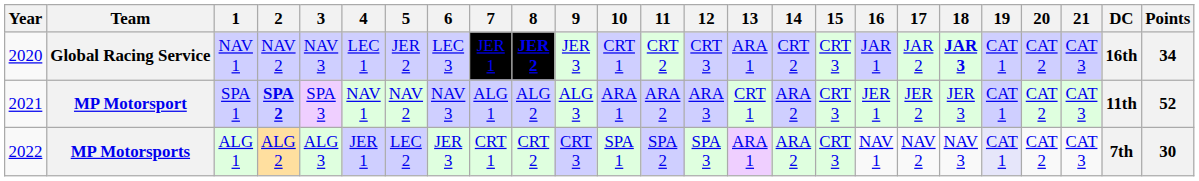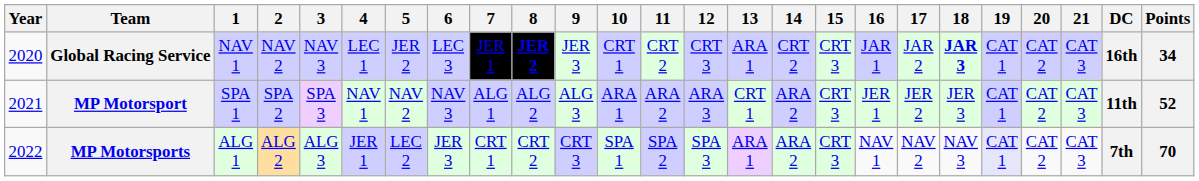(278, 103) bold -> (278, 103) normal
(1168, 151) 30 -> (1168, 151) 70
